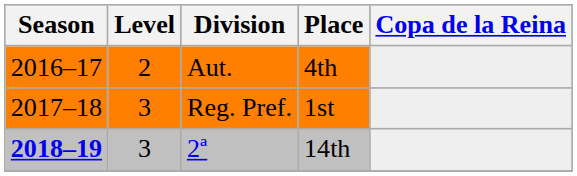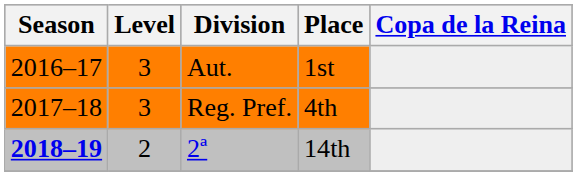(145, 66) 2 -> (145, 66) 3
(321, 66) 4th -> (319, 66) 1st
(319, 107) 1st -> (321, 107) 4th
(145, 149) 3 -> (145, 149) 2
